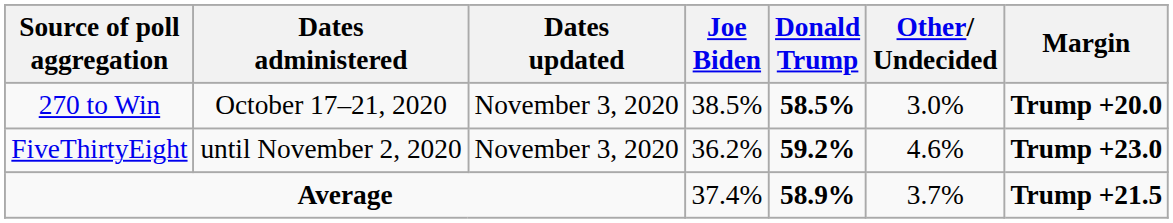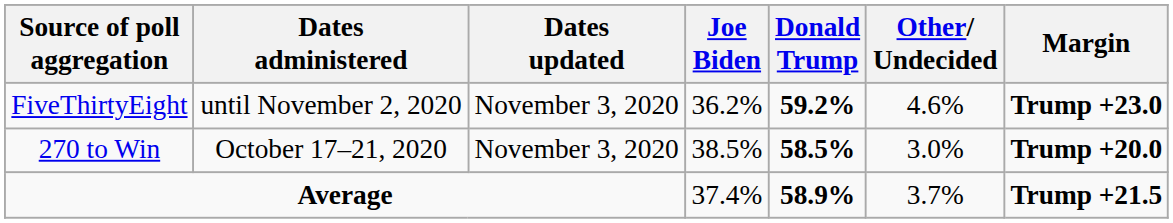rows swapped: (99, 104) <-> (99, 150)
